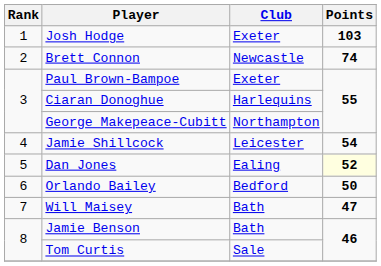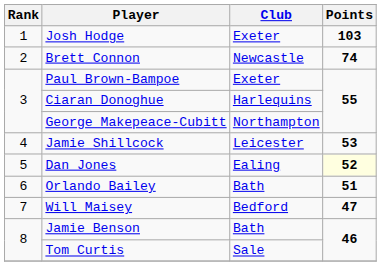(349, 144) 54 -> (349, 144) 53
(260, 186) Bedford -> (249, 186) Bath
(349, 186) 50 -> (349, 186) 51
(249, 208) Bath -> (260, 208) Bedford
